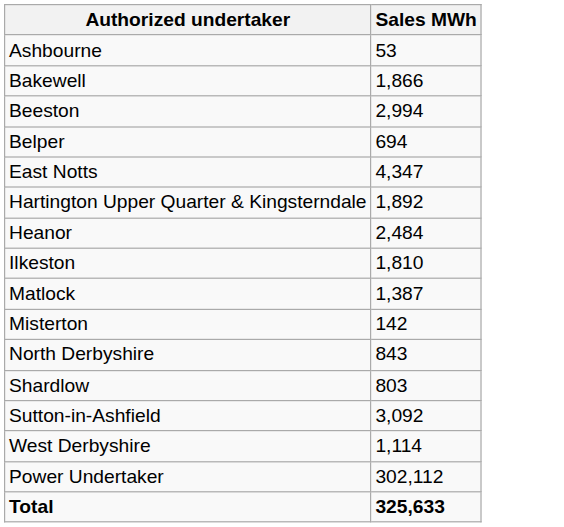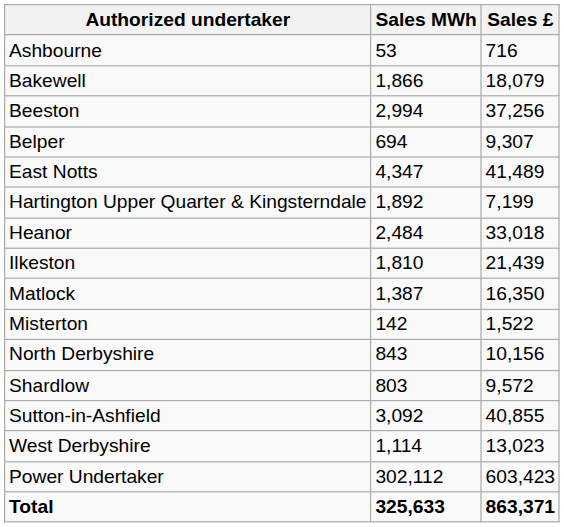+ column: (520, 19)
